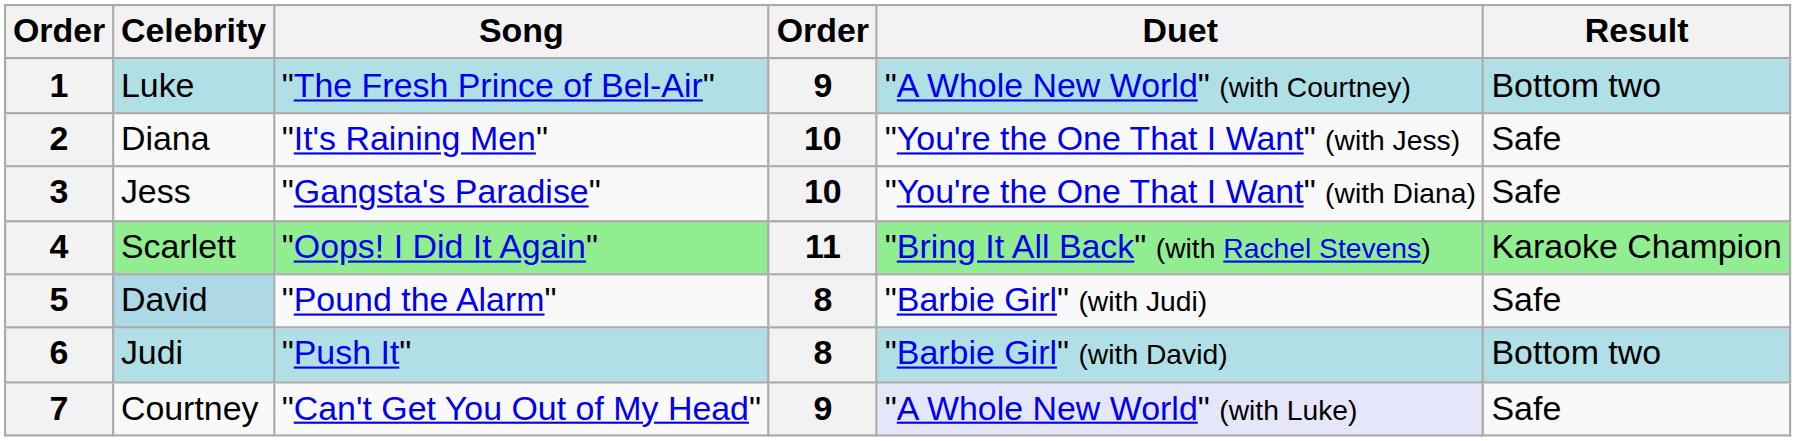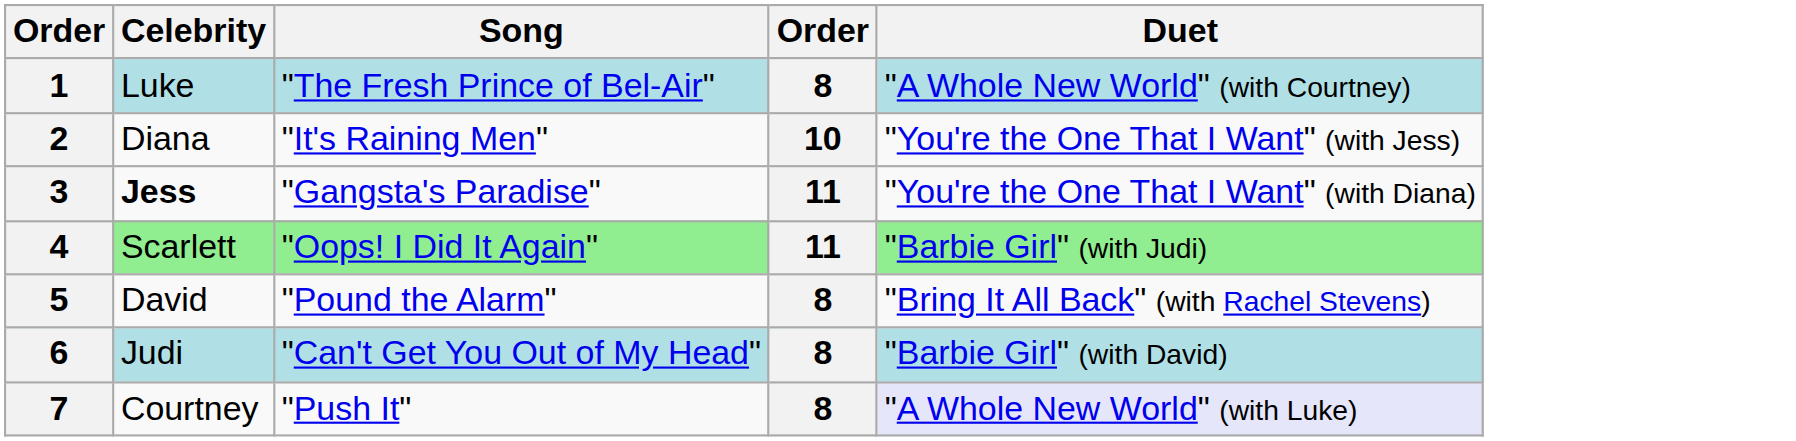- column: (1637, 31)
(823, 85) 9 -> (823, 85) 8
(156, 192) normal -> (159, 192) bold
(823, 192) 10 -> (823, 192) 11
(1158, 246) "Bring It All Back" (with Rachel Stevens) -> (1046, 246) "Barbie Girl" (with Judi)
(164, 300) lightblue background -> (164, 300) no background
(1046, 300) "Barbie Girl" (with Judi) -> (1158, 300) "Bring It All Back" (with Rachel Stevens)
(347, 354) "Push It" -> (521, 354) "Can't Get You Out of My Head"
(521, 407) "Can't Get You Out of My Head" -> (347, 407) "Push It"
(823, 407) 9 -> (823, 407) 8
